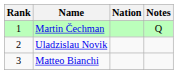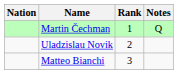columns swapped: (19, 12) <-> (127, 12)
